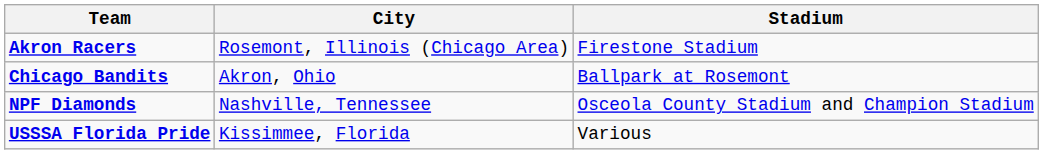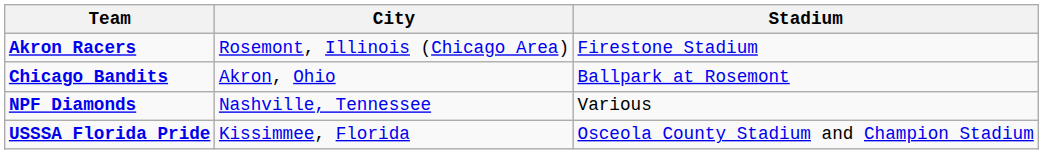(806, 106) Osceola County Stadium and Champion Stadium -> (615, 106) Various
(615, 134) Various -> (806, 134) Osceola County Stadium and Champion Stadium
